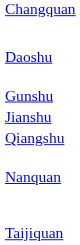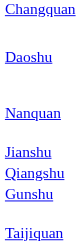rows swapped: (29, 95) <-> (33, 177)
